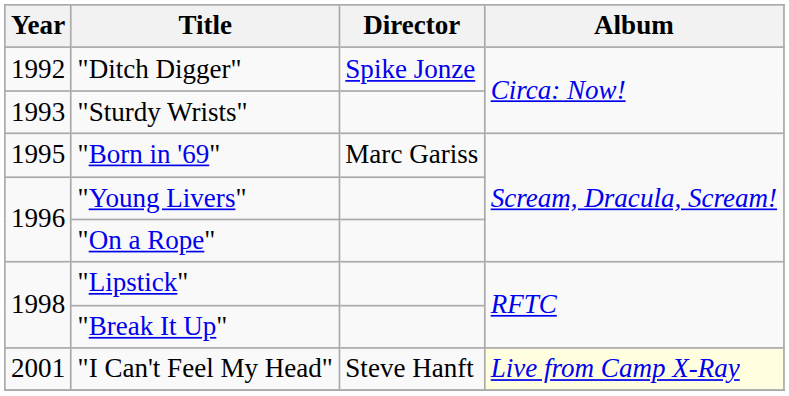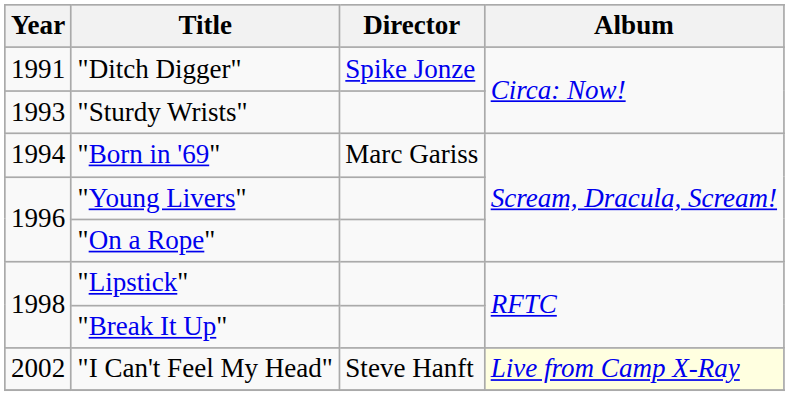(38, 68) 1992 -> (38, 68) 1991
(38, 154) 1995 -> (38, 154) 1994
(38, 369) 2001 -> (38, 369) 2002
